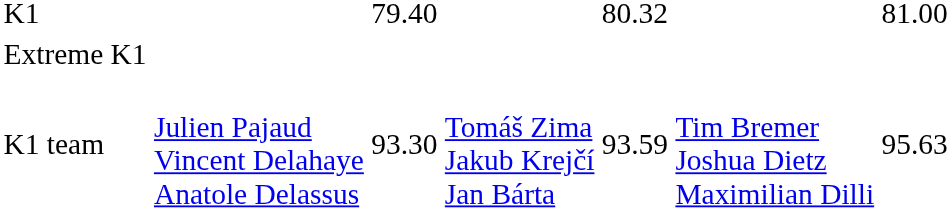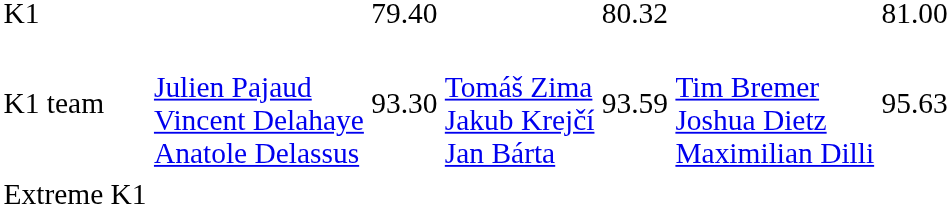rows swapped: (54, 144) <-> (75, 54)
